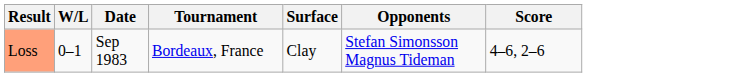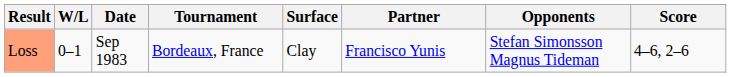+ column: (414, 16)
